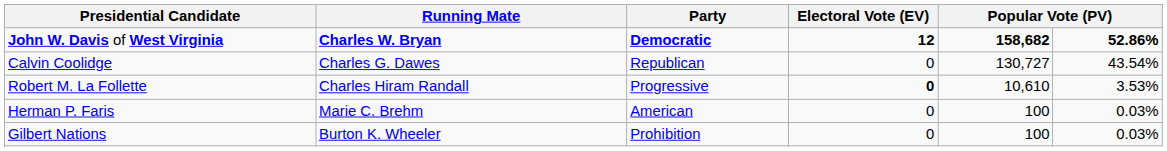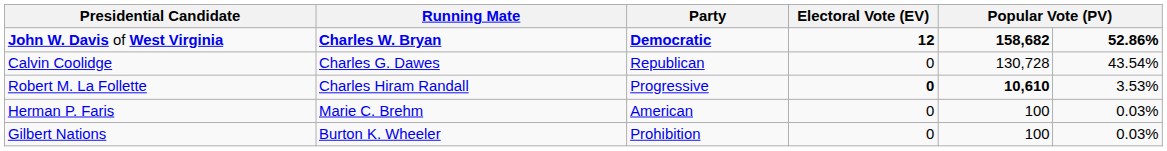(1023, 63) 130,727 -> (1023, 63) 130,728
(1027, 87) normal -> (1027, 87) bold
